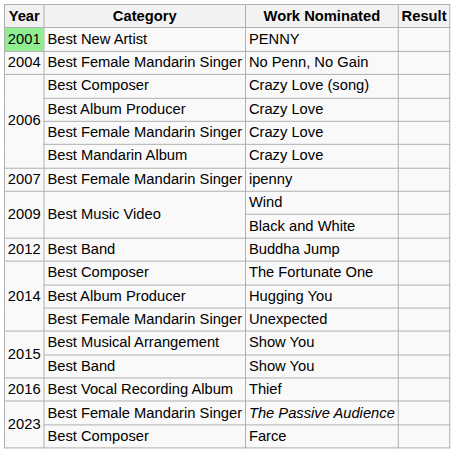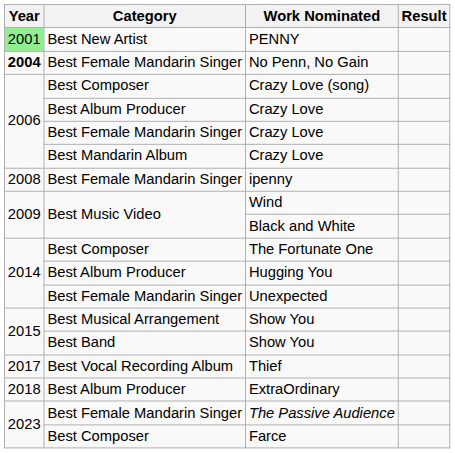(24, 62) normal -> (24, 62) bold
(24, 179) 2007 -> (24, 179) 2008
- row: (81, 249)
(24, 389) 2016 -> (24, 366) 2017
+ row: (117, 389)
